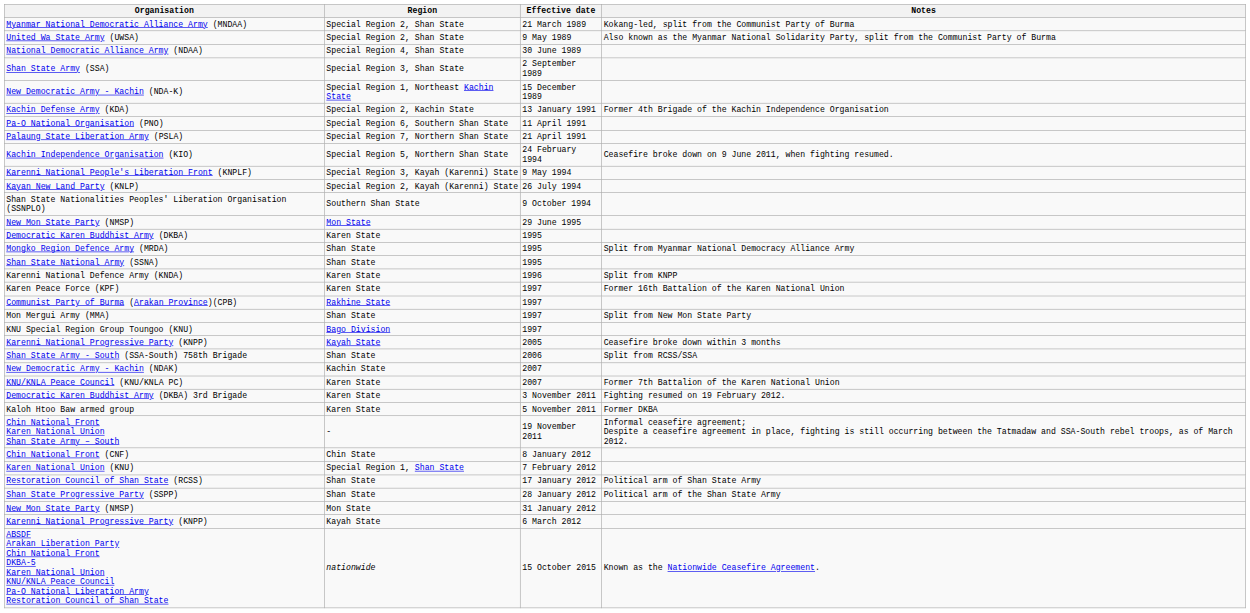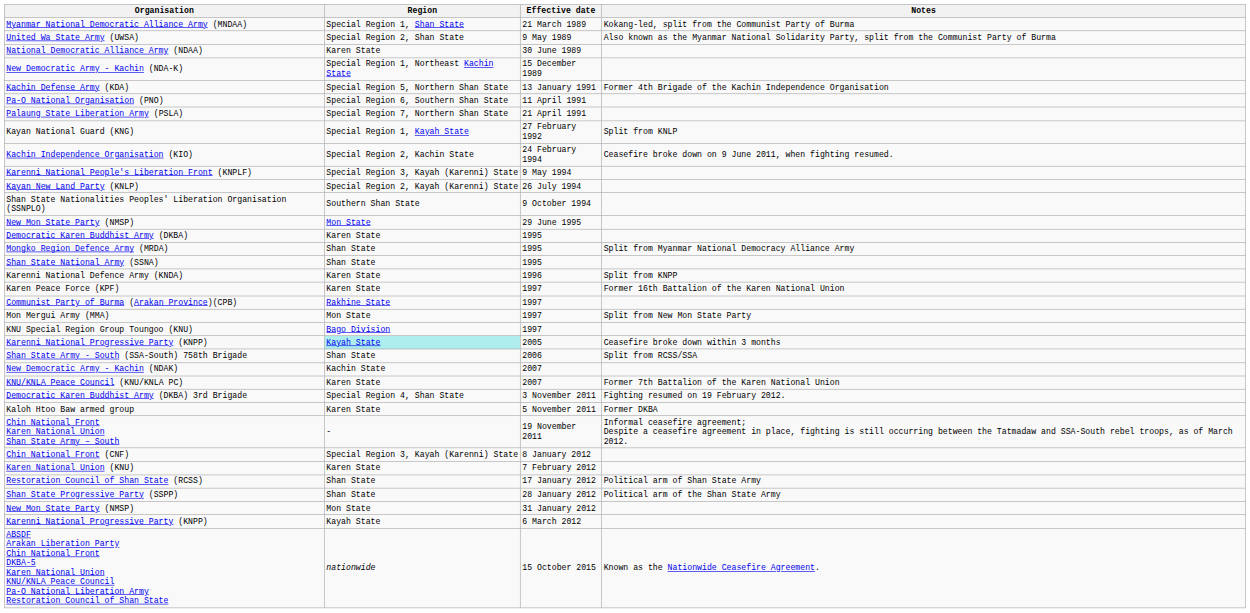(395, 24) Special Region 2, Shan State -> (395, 24) Special Region 1, Shan State
(395, 51) Special Region 4, Shan State -> (353, 51) Karen State
- row: (58, 69)
(400, 110) Special Region 2, Kachin State -> (417, 87) Special Region 5, Northern Shan State
+ row: (70, 132)
(417, 155) Special Region 5, Northern Shan State -> (400, 155) Special Region 2, Kachin State
(351, 316) Shan State -> (348, 316) Mon State
(353, 342) no background -> (353, 342) paleturquoise background
(353, 396) Karen State -> (395, 396) Special Region 4, Shan State
(351, 455) Chin State -> (422, 455) Special Region 3, Kayah (Karenni) State
(395, 468) Special Region 1, Shan State -> (353, 468) Karen State
